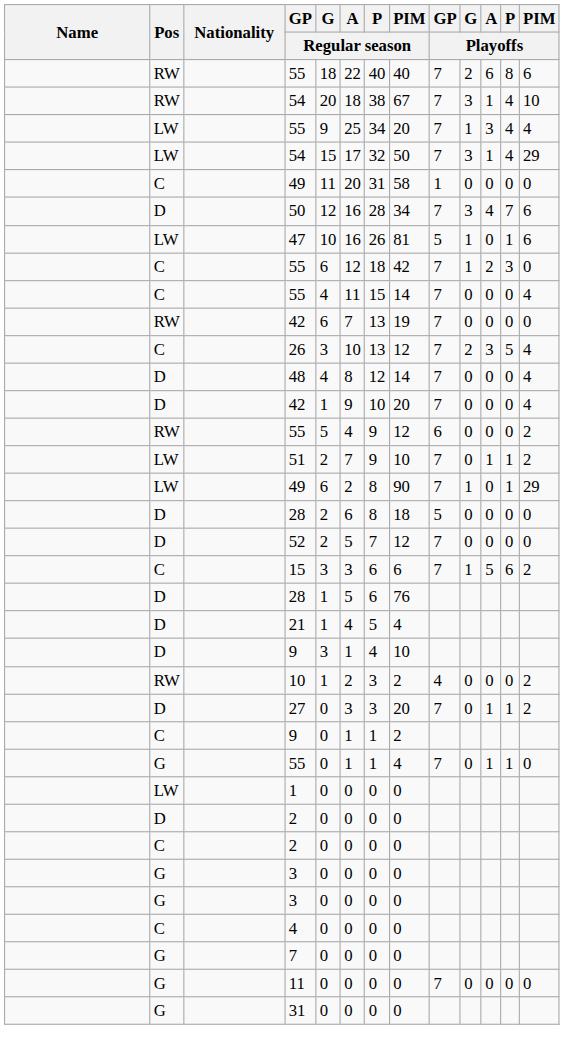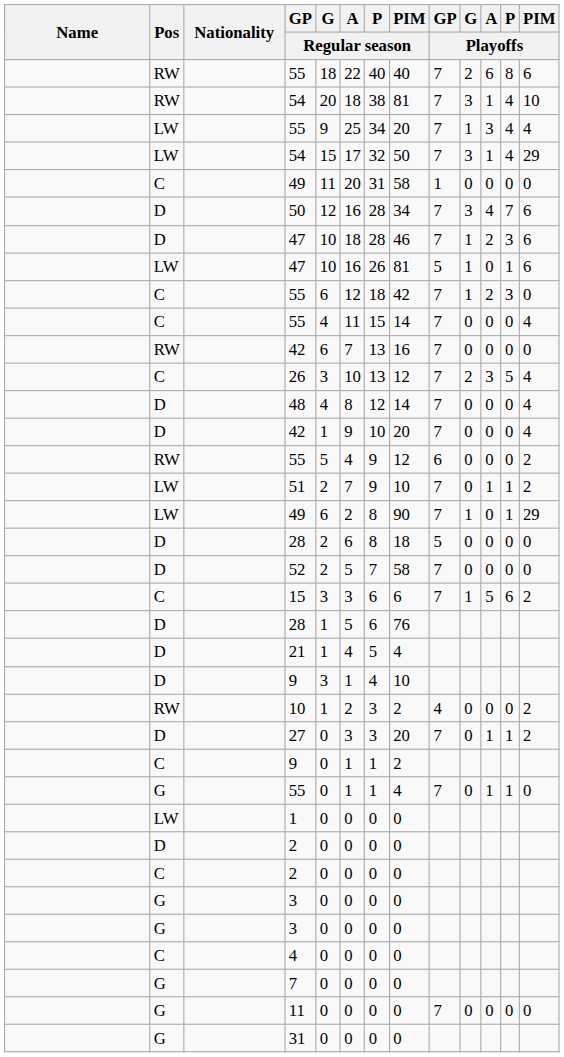(401, 101) 67 -> (401, 101) 81
+ row: (160, 239)
(401, 321) 19 -> (401, 349) 16
(401, 542) 12 -> (401, 569) 58
